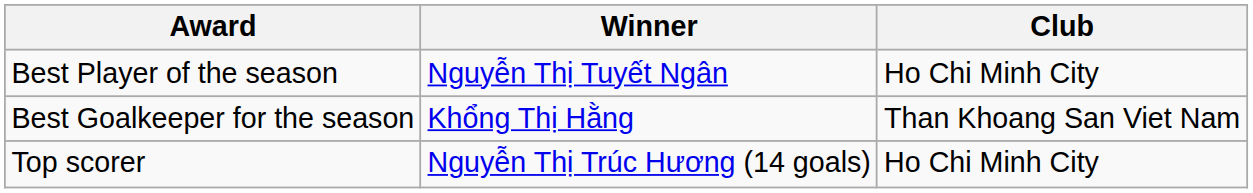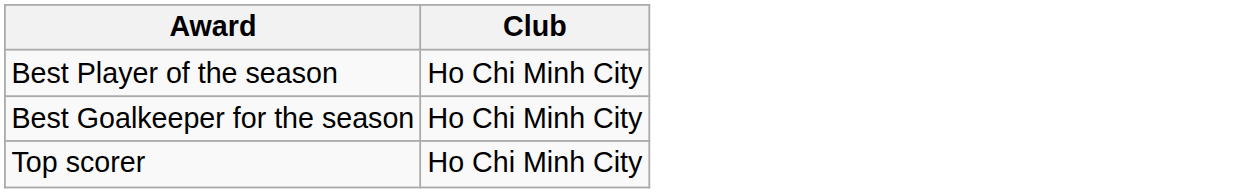- column: (649, 27)
(1062, 118) Than Khoang San Viet Nam -> (535, 118) Ho Chi Minh City
